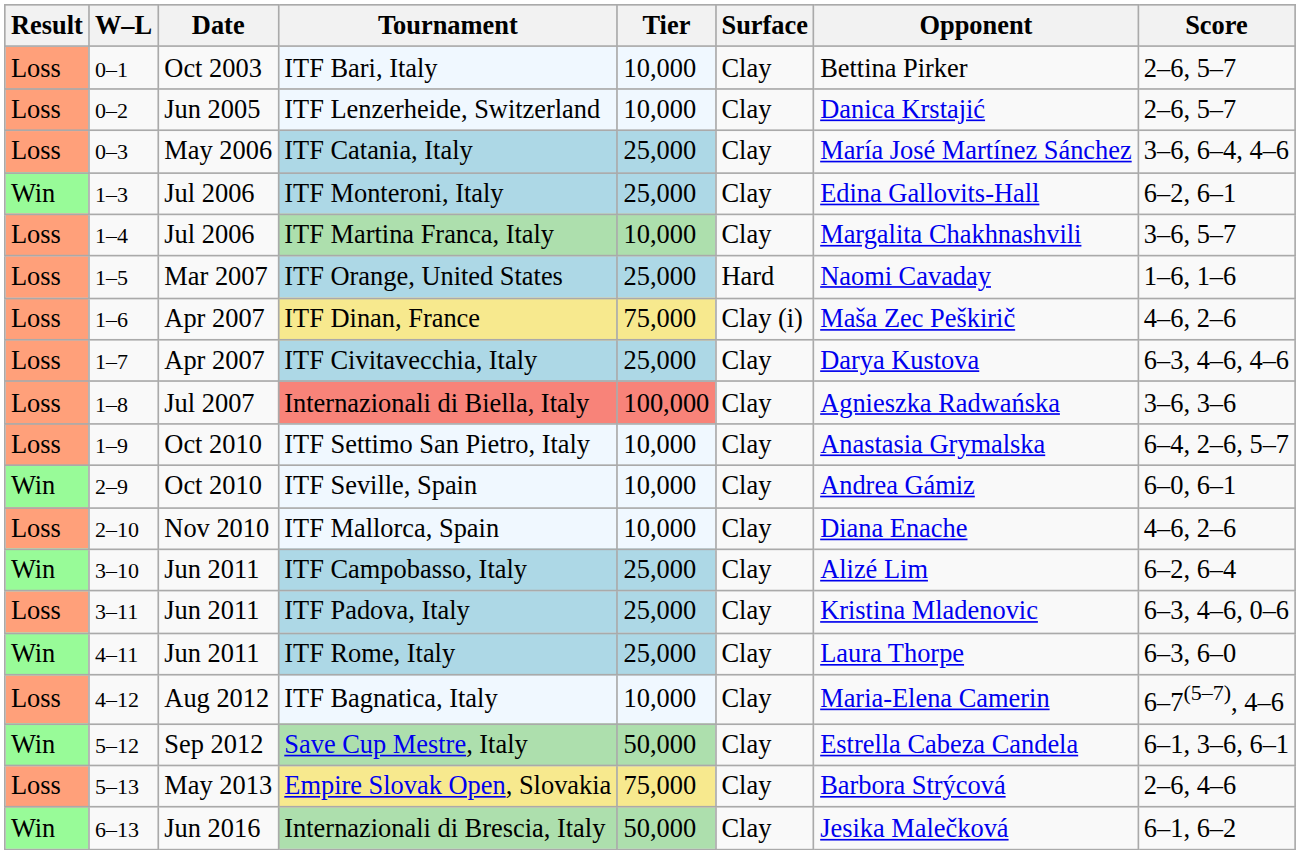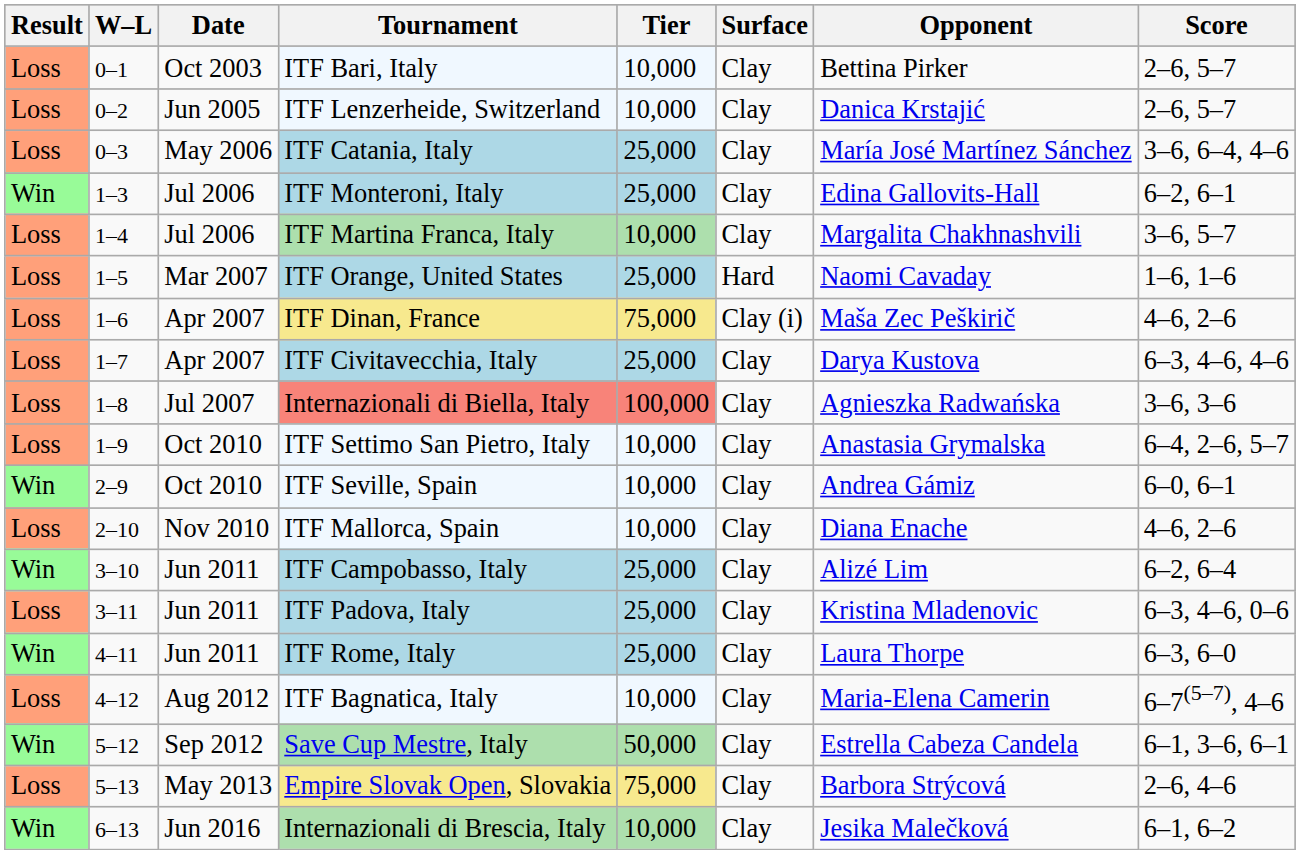(660, 828) 50,000 -> (660, 828) 10,000
